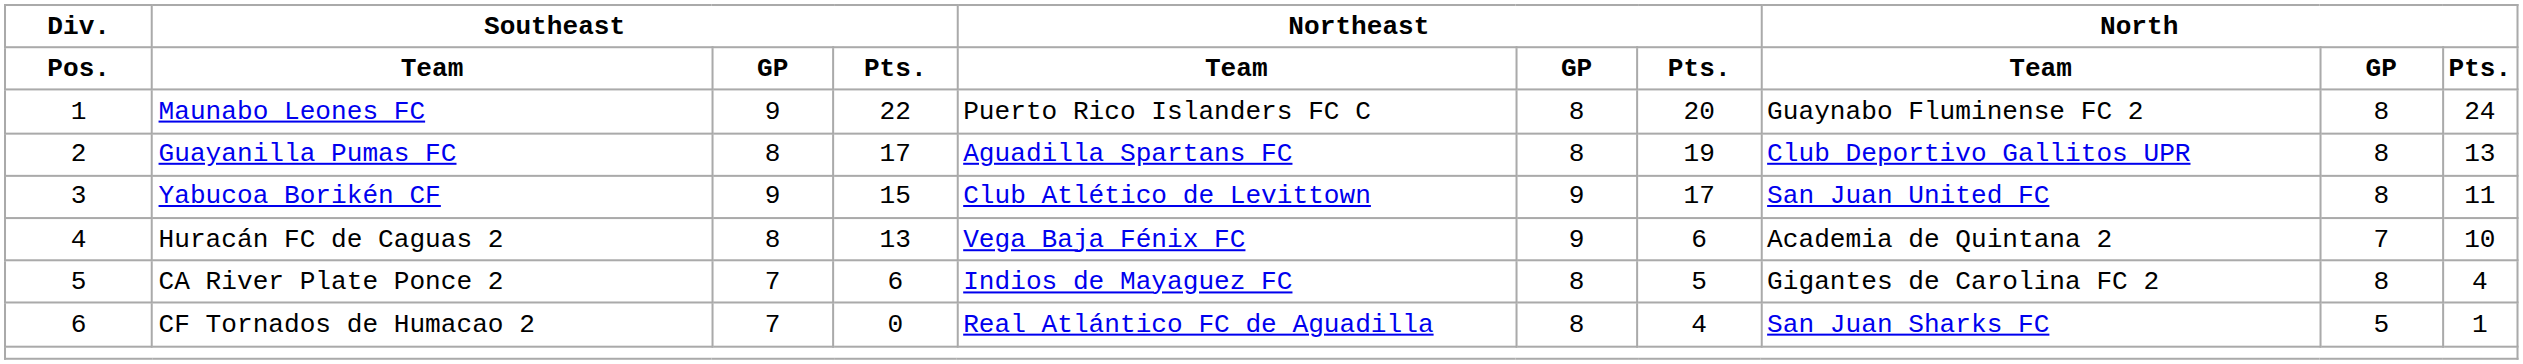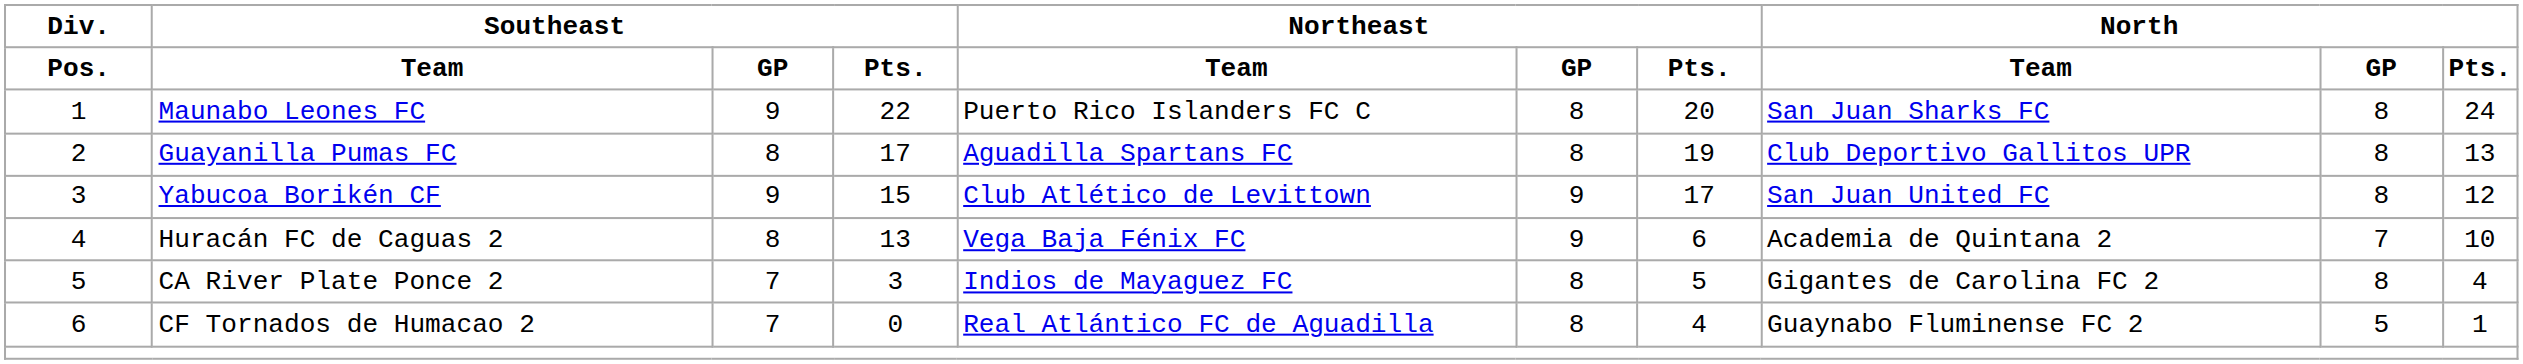(1955, 111) Guaynabo Fluminense FC 2 -> (1908, 111) San Juan Sharks FC
(2480, 197) 11 -> (2480, 197) 12
(895, 282) 6 -> (895, 282) 3
(1908, 324) San Juan Sharks FC -> (1955, 324) Guaynabo Fluminense FC 2
